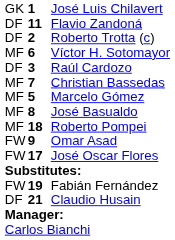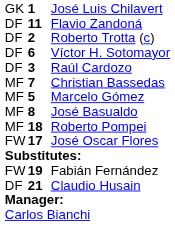(14, 53) MF -> (14, 53) DF
- row: (84, 141)
